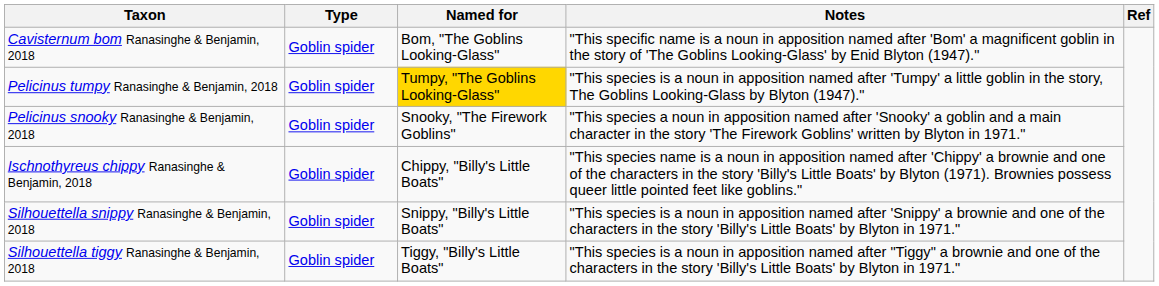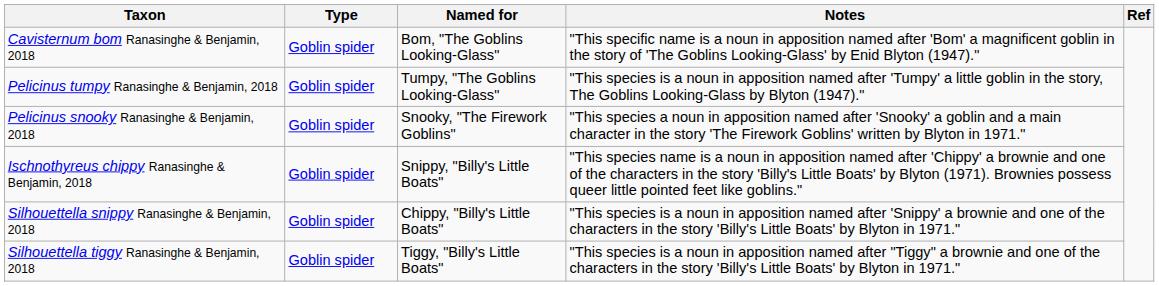(468, 86) gold background -> (468, 86) no background
(466, 173) Chippy, "Billy's Little Boats" -> (465, 173) Snippy, "Billy's Little Boats"
(465, 221) Snippy, "Billy's Little Boats" -> (466, 221) Chippy, "Billy's Little Boats"
